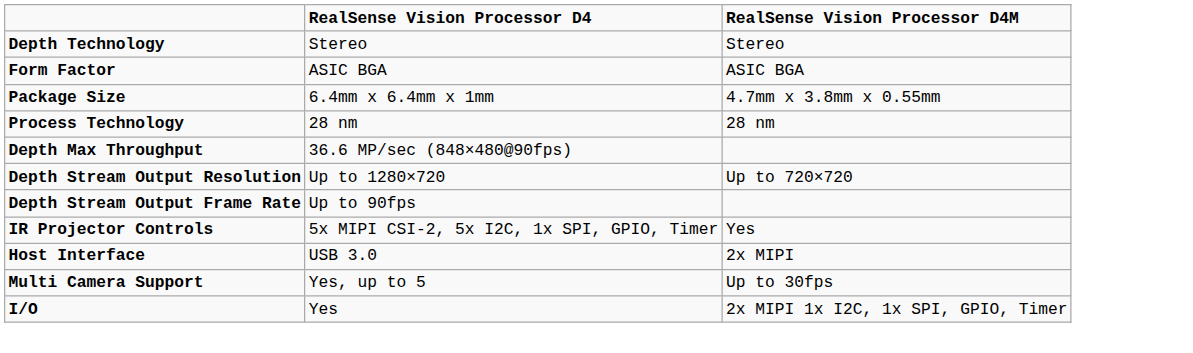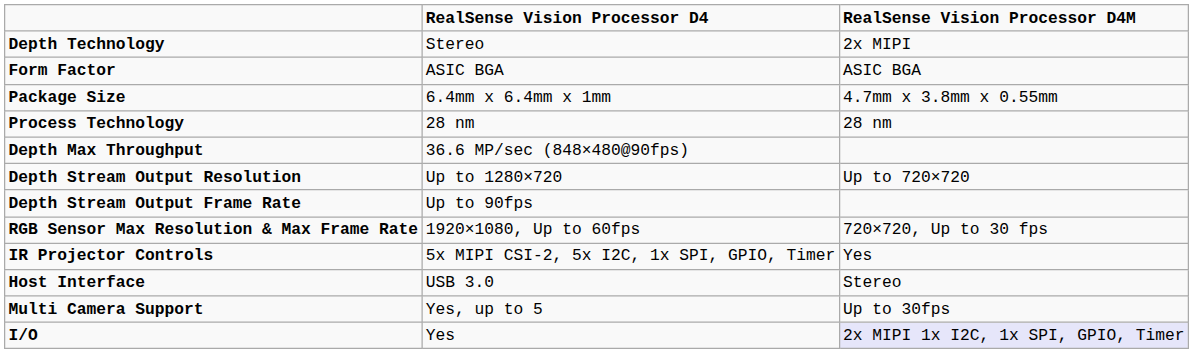(755, 44) Stereo -> (877, 44) 2x MIPI
+ row: (213, 230)
(760, 256) 2x MIPI -> (872, 283) Stereo
(897, 309) no background -> (1014, 336) lavender background
